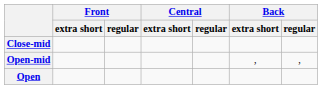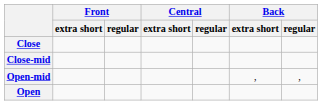+ row: (28, 44)
